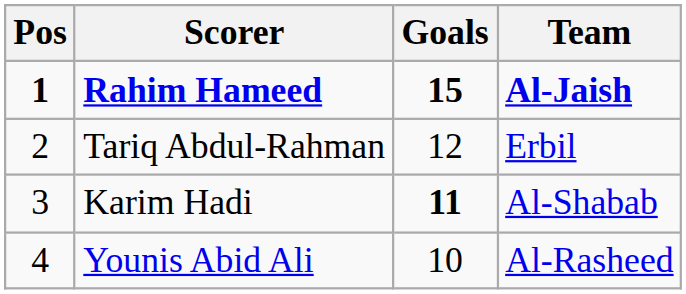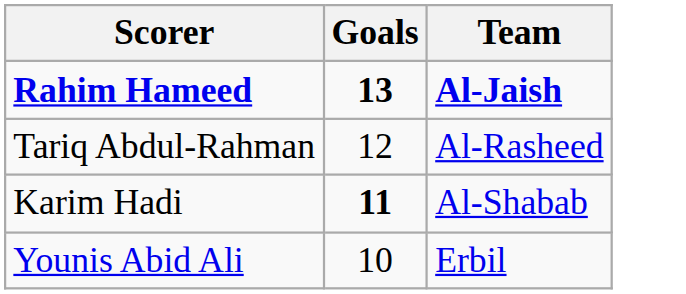- column: (40, 32)
(445, 89) 15 -> (375, 89) 13
(541, 145) Erbil -> (519, 145) Al-Rasheed
(589, 259) Al-Rasheed -> (471, 259) Erbil
